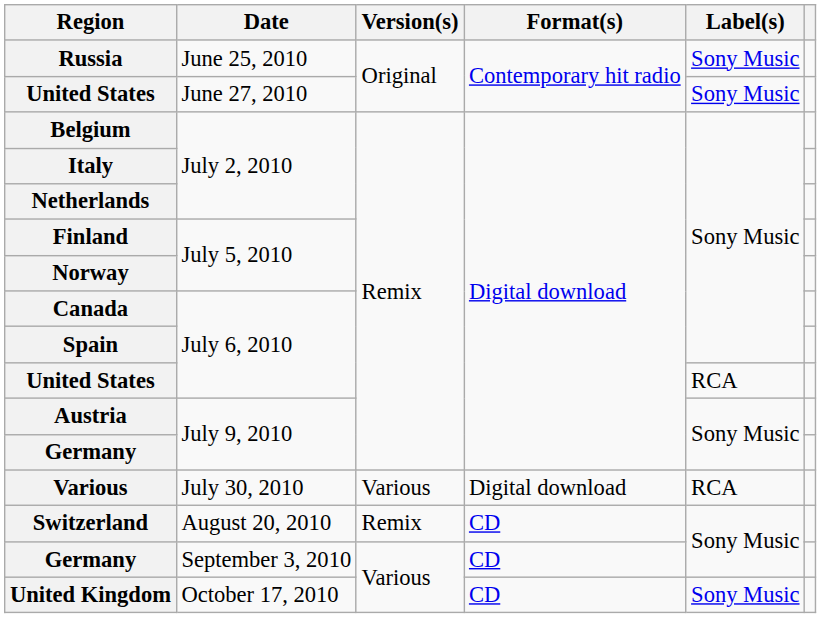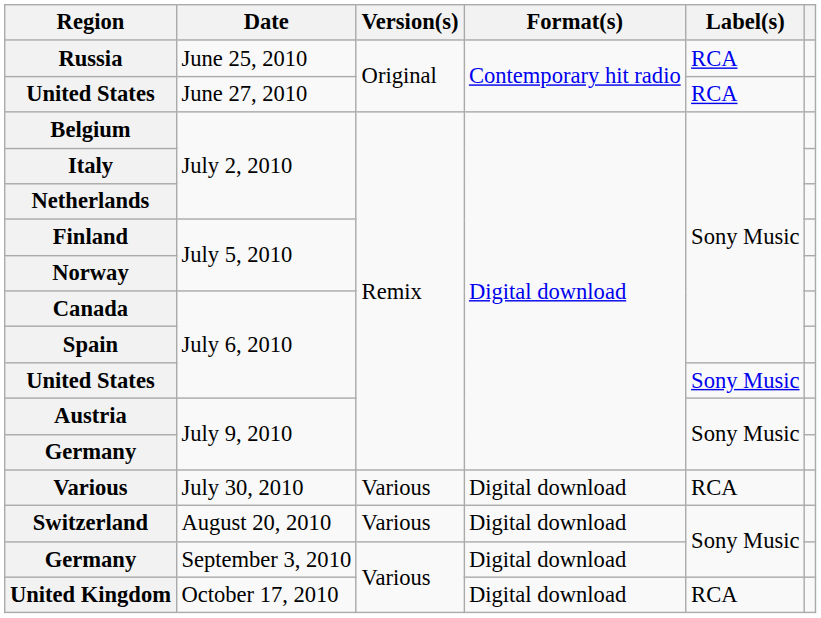(745, 58) Sony Music -> (714, 58) RCA
(745, 93) Sony Music -> (714, 93) RCA
(714, 380) RCA -> (745, 380) Sony Music
(392, 523) Remix -> (396, 523) Various
(485, 523) CD -> (548, 523) Digital download
(485, 559) CD -> (548, 559) Digital download
(485, 594) CD -> (548, 594) Digital download
(745, 594) Sony Music -> (714, 594) RCA
